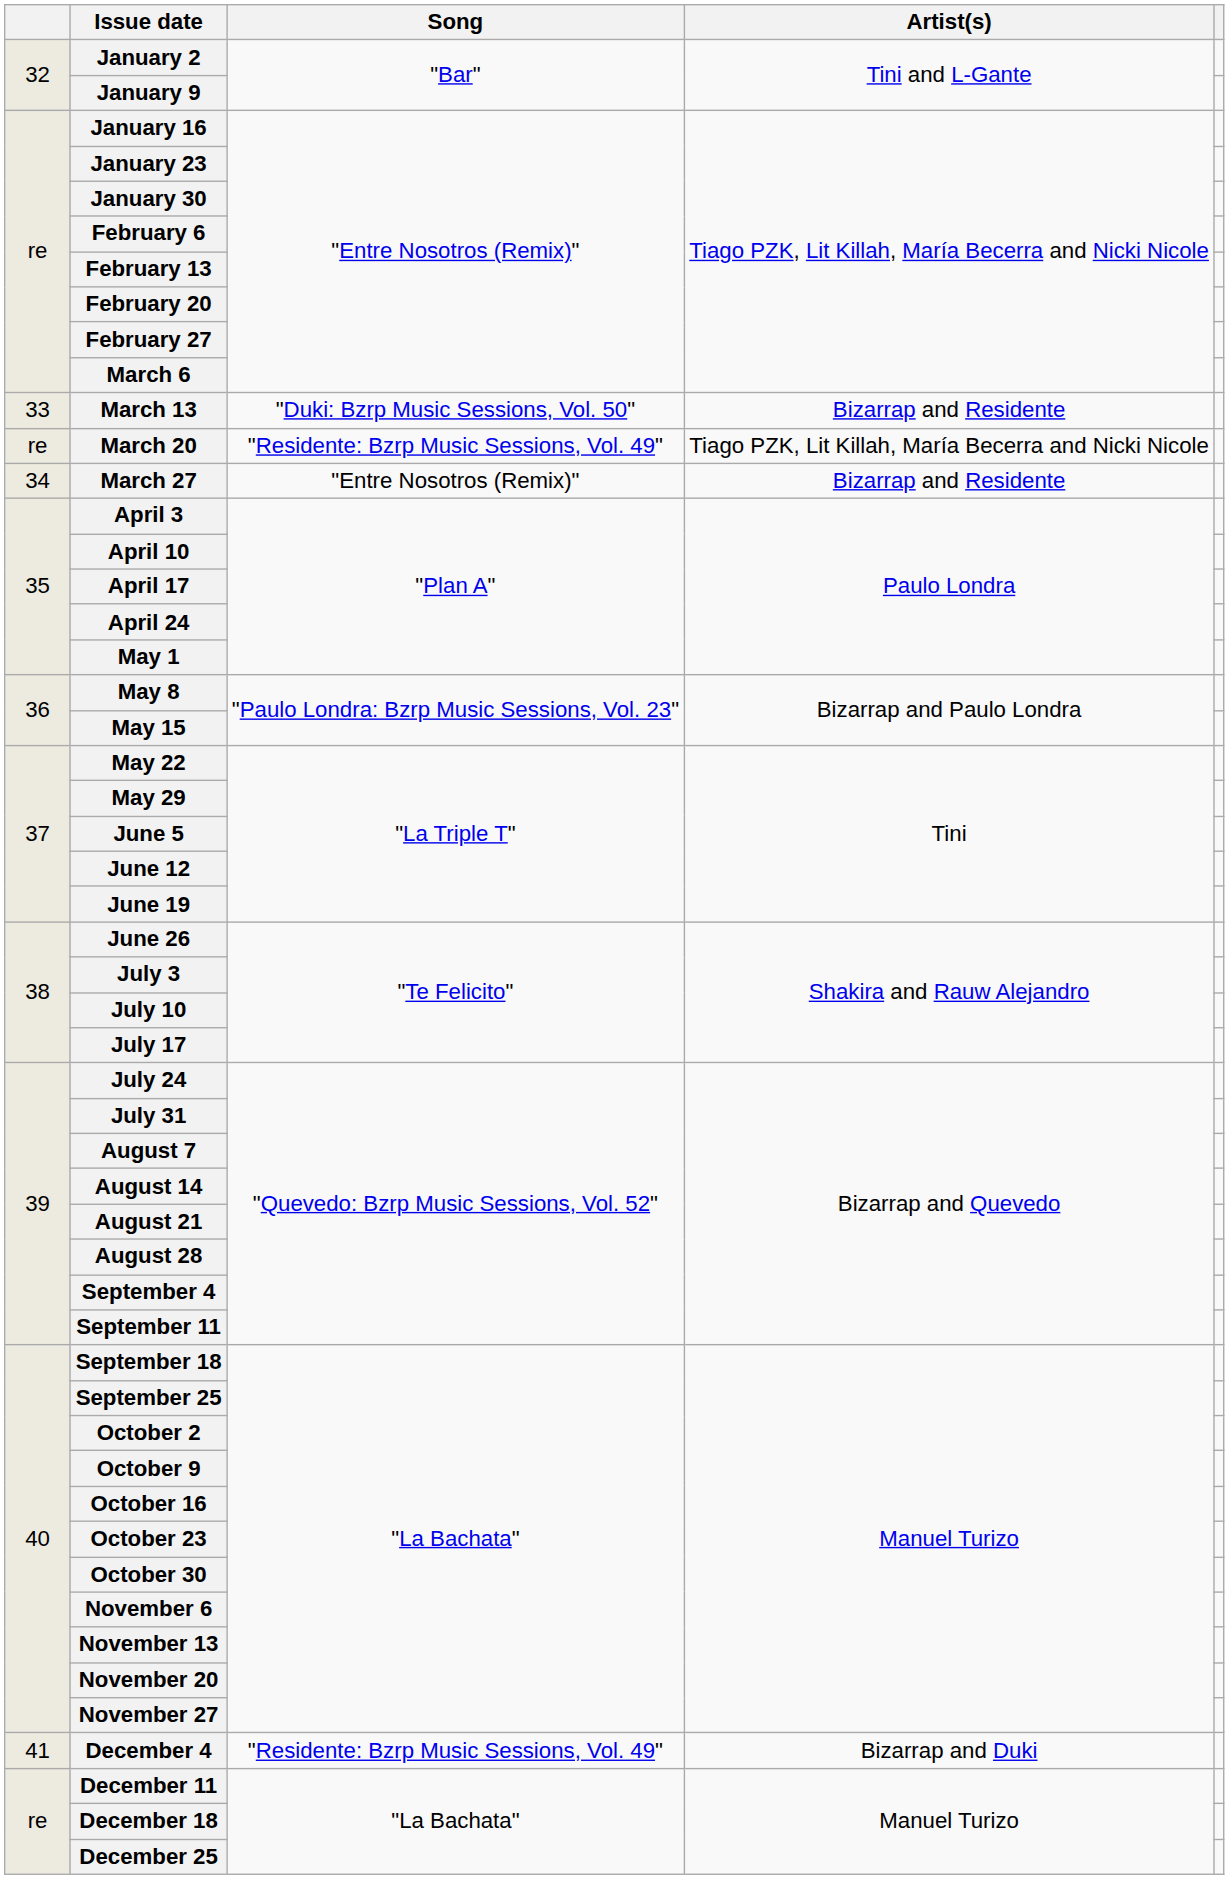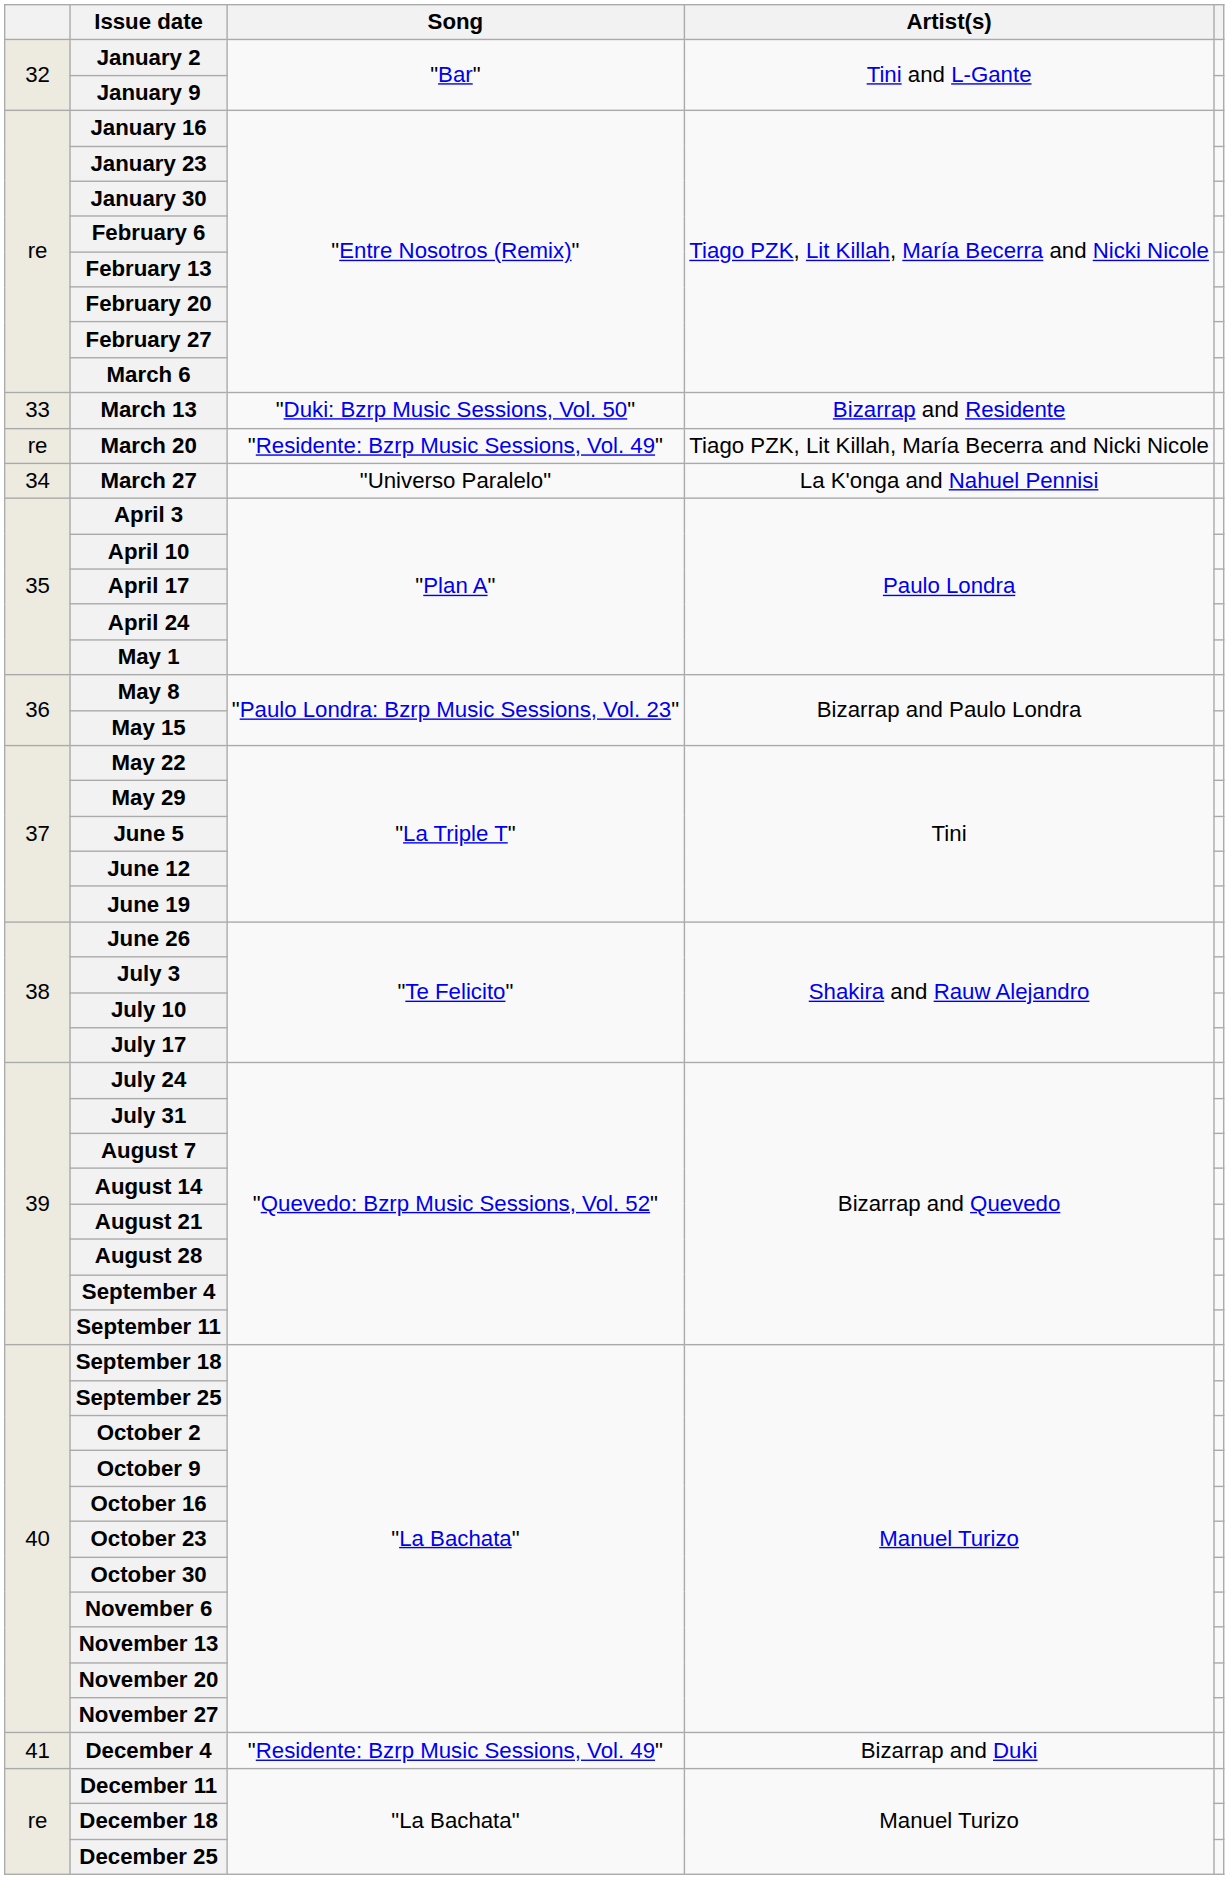(455, 480) "Entre Nosotros (Remix)" -> (455, 480) "Universo Paralelo"
(949, 480) Bizarrap and Residente -> (949, 480) La K'onga and Nahuel Pennisi
